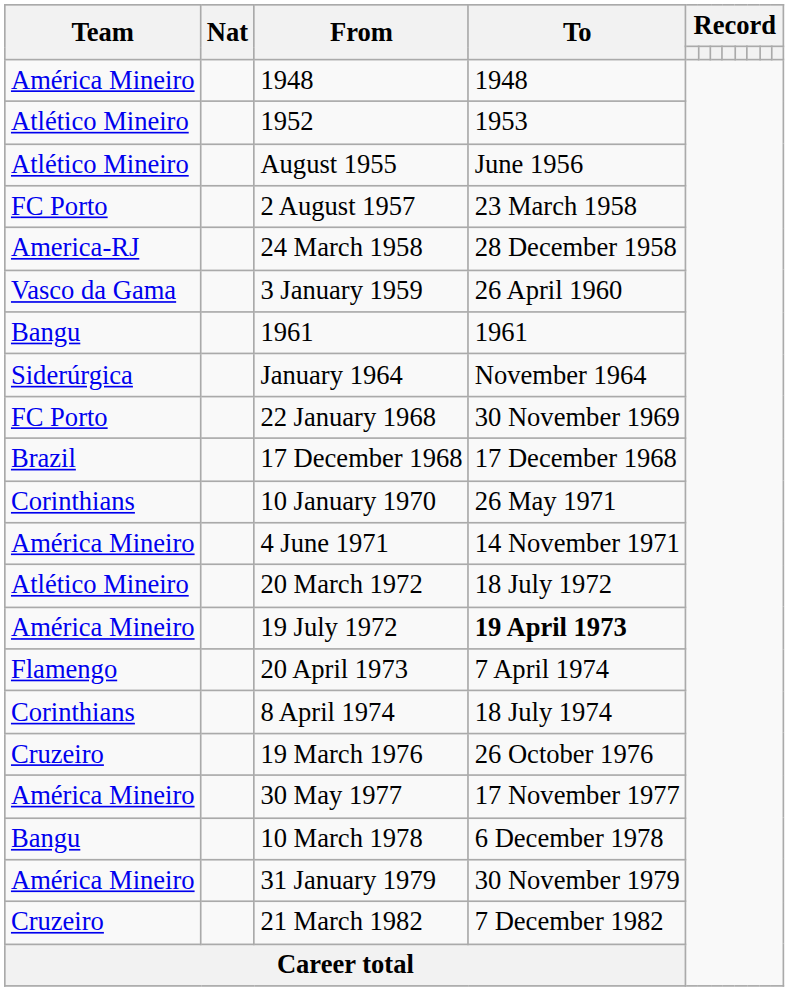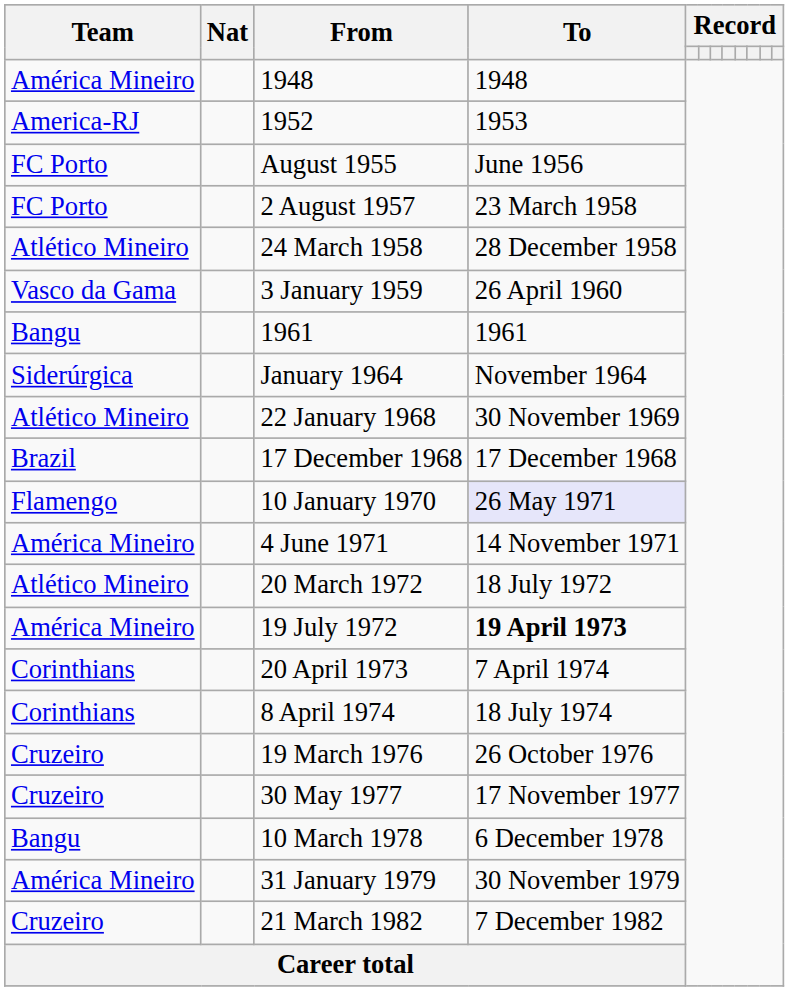(100, 122) Atlético Mineiro -> (75, 122) America-RJ
(100, 164) Atlético Mineiro -> (59, 164) FC Porto
(75, 248) America-RJ -> (100, 248) Atlético Mineiro
(59, 416) FC Porto -> (100, 416) Atlético Mineiro
(73, 501) Corinthians -> (64, 501) Flamengo
(546, 501) no background -> (546, 501) lavender background
(64, 669) Flamengo -> (73, 669) Corinthians
(103, 796) América Mineiro -> (57, 796) Cruzeiro
